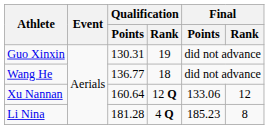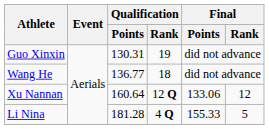(204, 114) 185.23 -> (204, 114) 155.33
(245, 114) 8 -> (245, 114) 5
